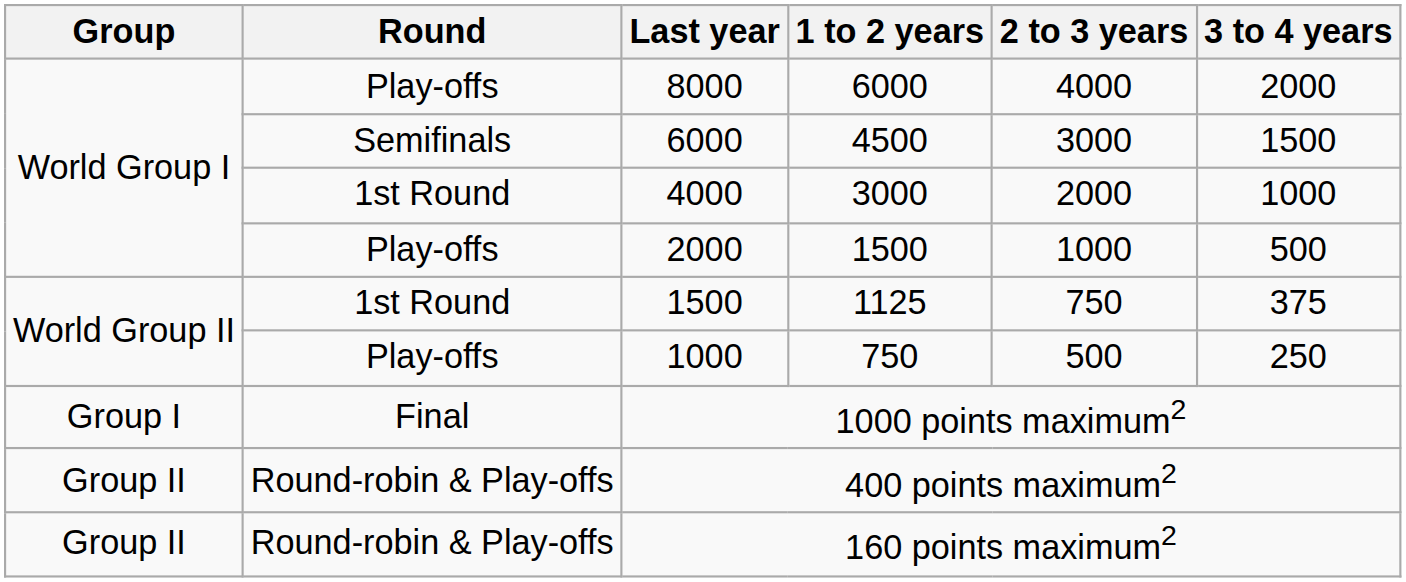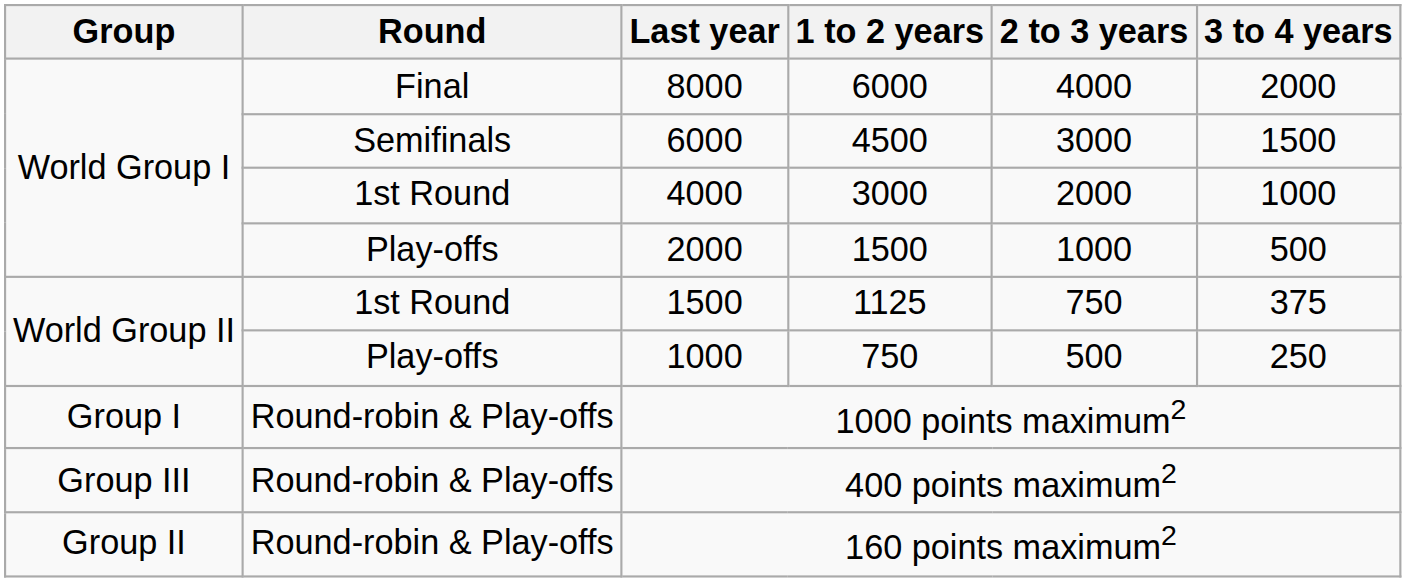(432, 85) Play-offs -> (432, 85) Final
(432, 416) Final -> (432, 416) Round-robin & Play-offs
(124, 479) Group II -> (124, 479) Group III
